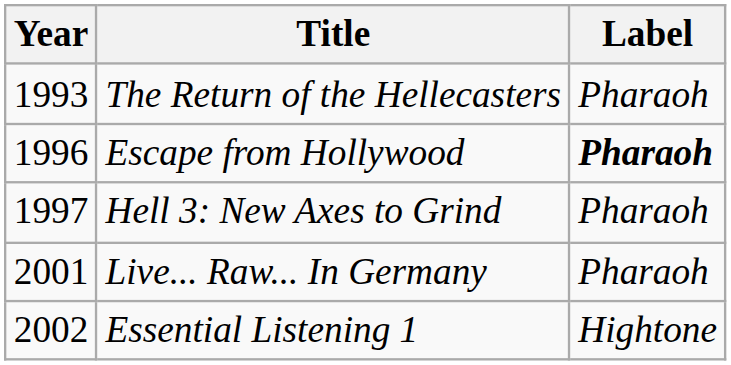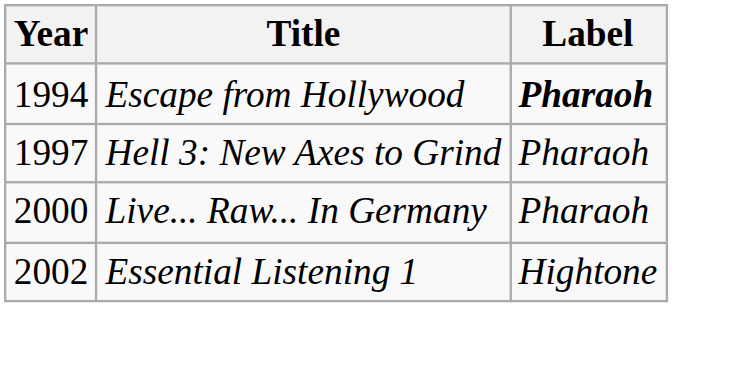- row: (333, 93)
(51, 152) 1996 -> (51, 93) 1994
(51, 270) 2001 -> (51, 211) 2000
